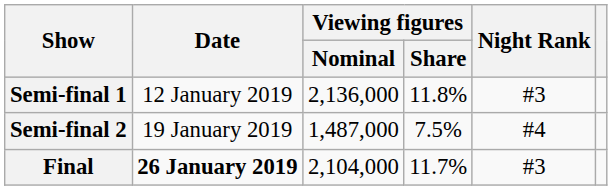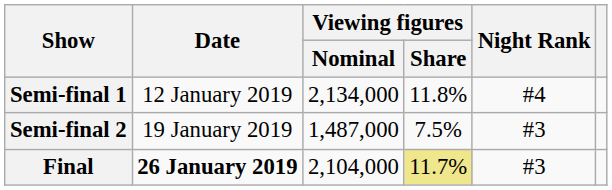(353, 94) 2,136,000 -> (353, 94) 2,134,000
(534, 94) #3 -> (534, 94) #4
(534, 130) #4 -> (534, 130) #3
(438, 166) no background -> (438, 166) khaki background
